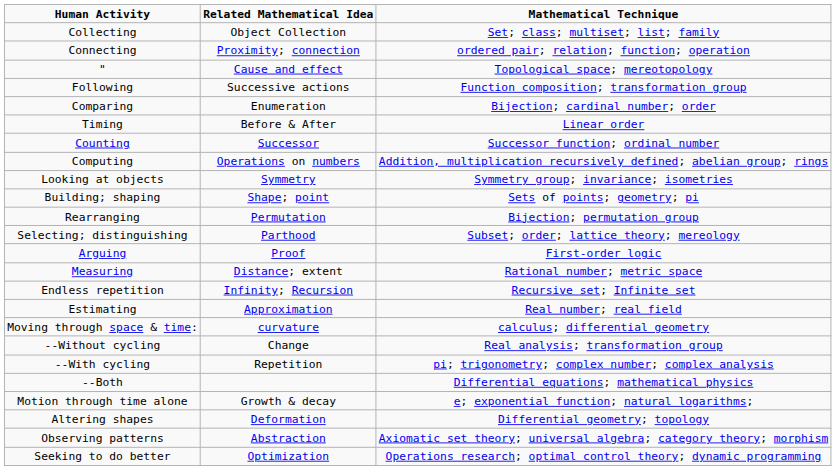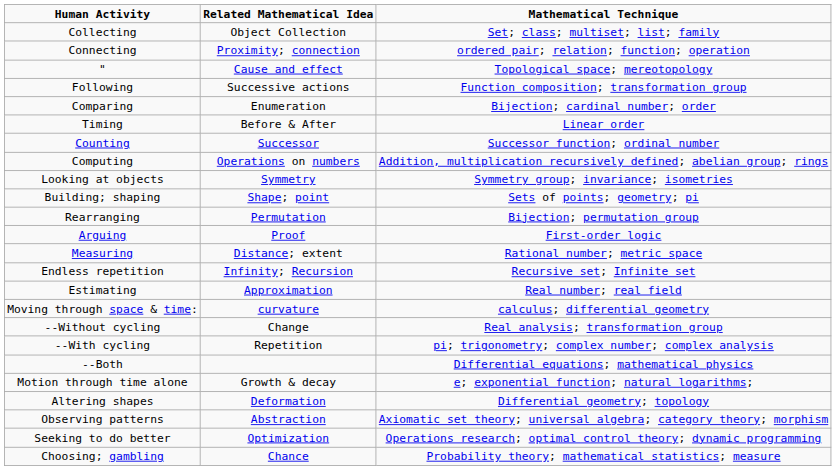- row: (102, 235)
+ row: (102, 456)
